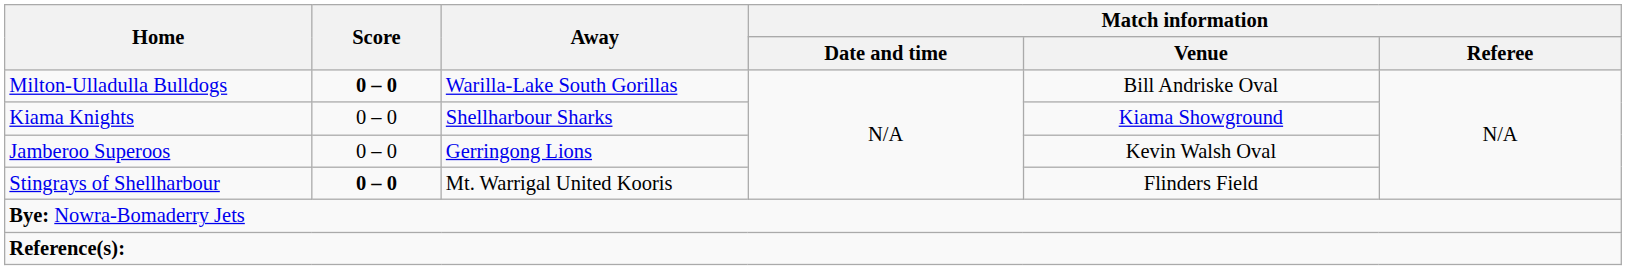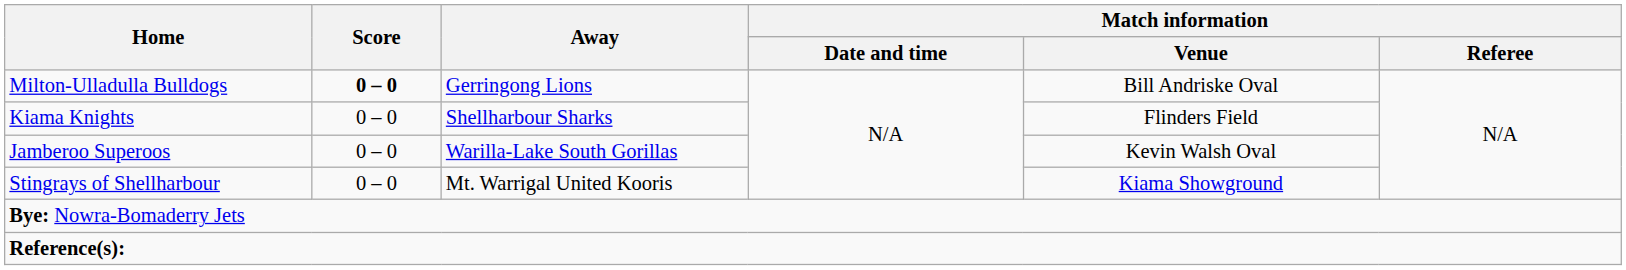(562, 85) Warilla-Lake South Gorillas -> (519, 85) Gerringong Lions
(1201, 118) Kiama Showground -> (1201, 118) Flinders Field
(519, 150) Gerringong Lions -> (562, 150) Warilla-Lake South Gorillas
(376, 183) bold -> (376, 183) normal
(1201, 183) Flinders Field -> (1201, 183) Kiama Showground
